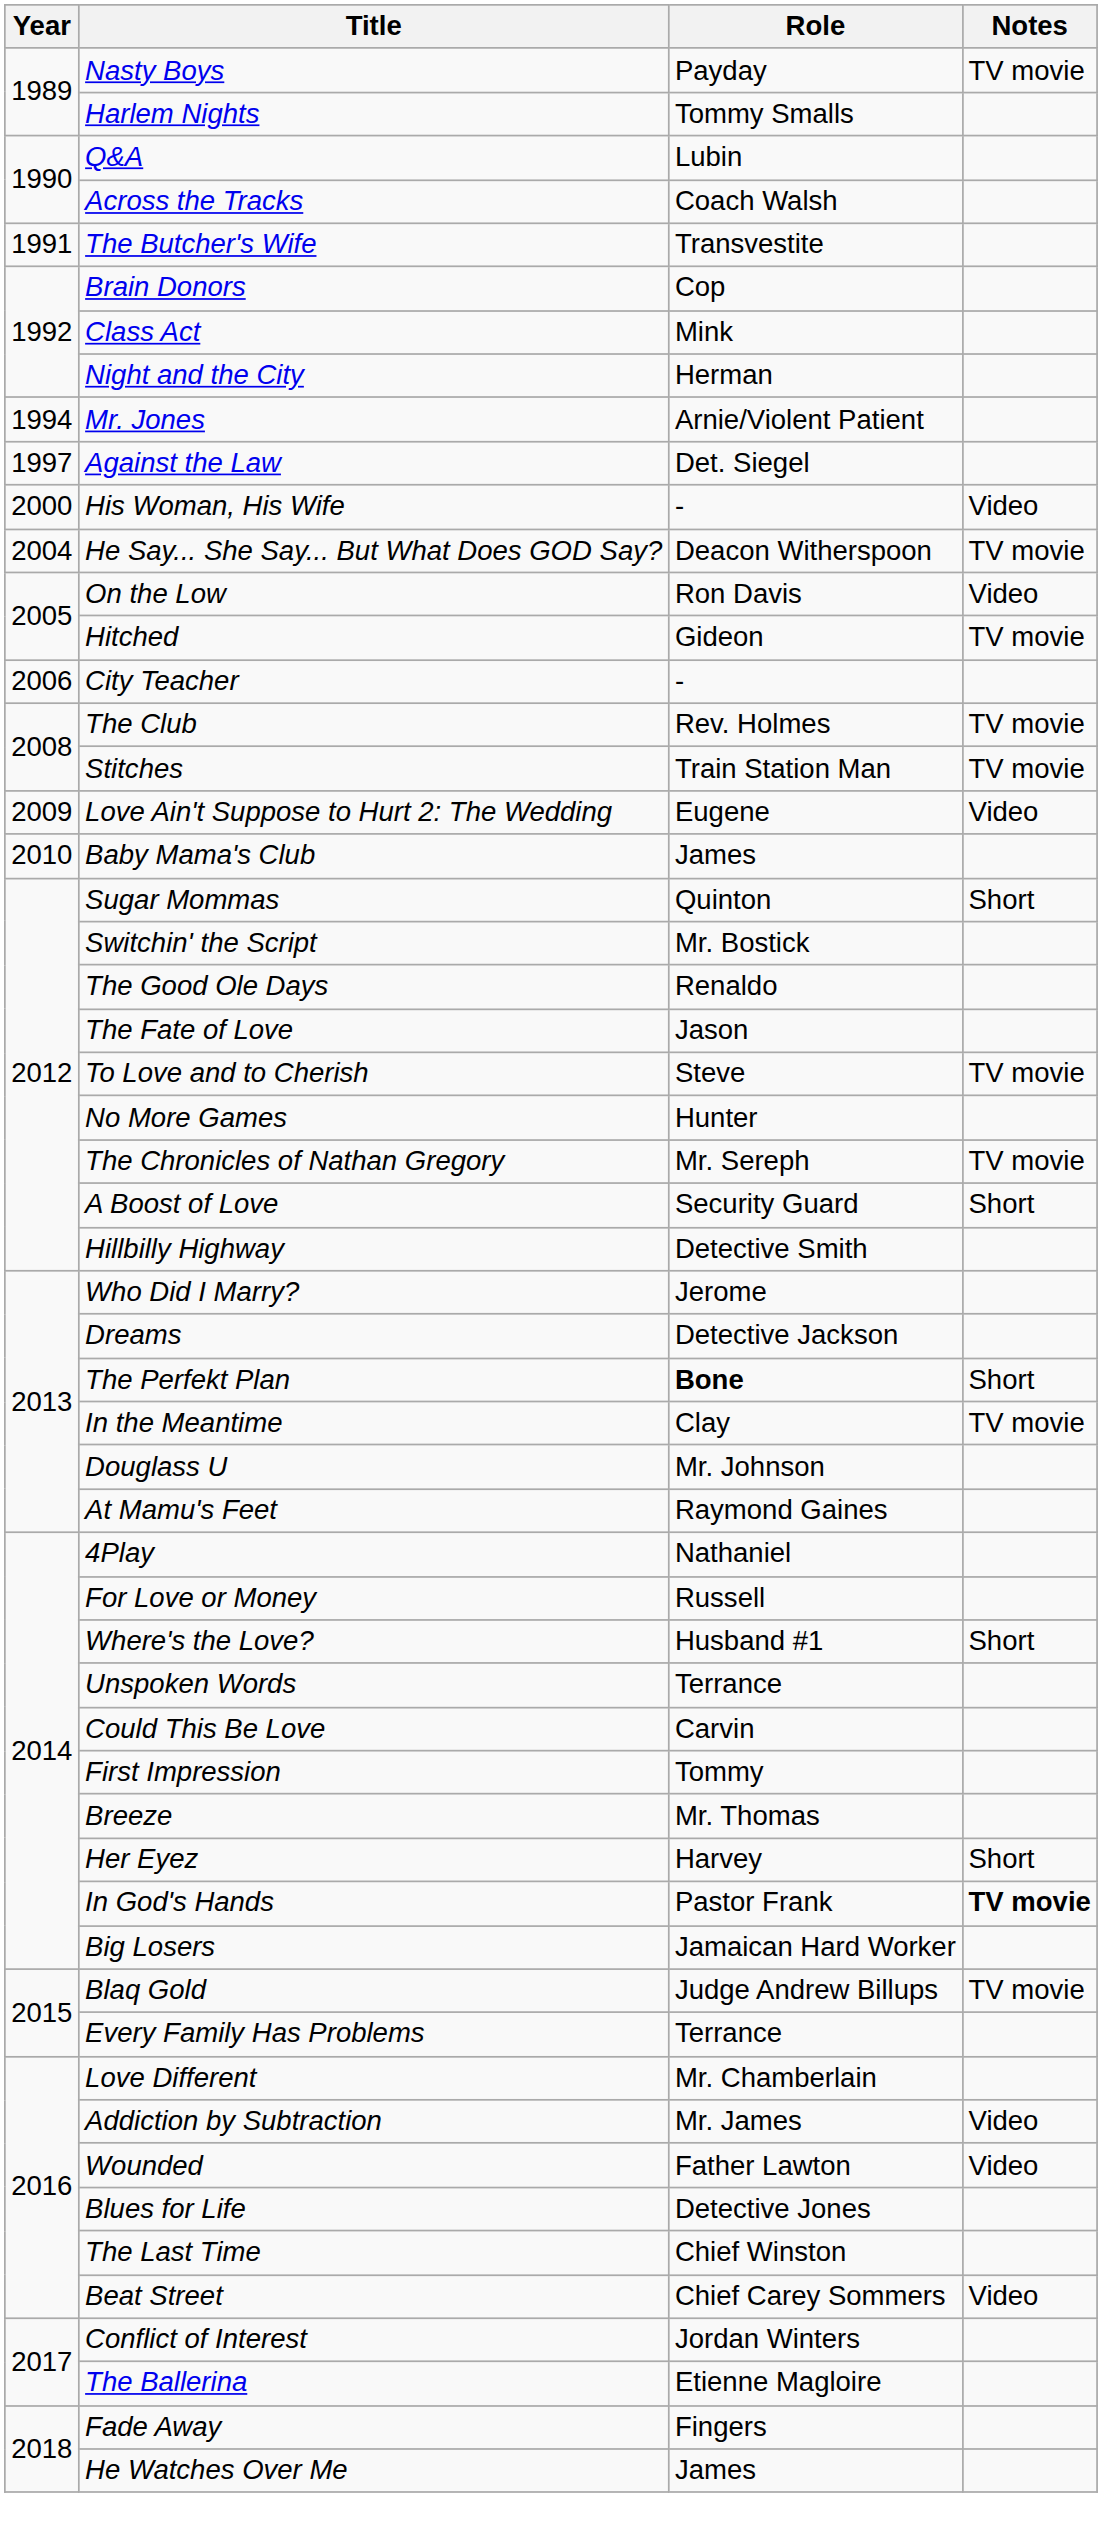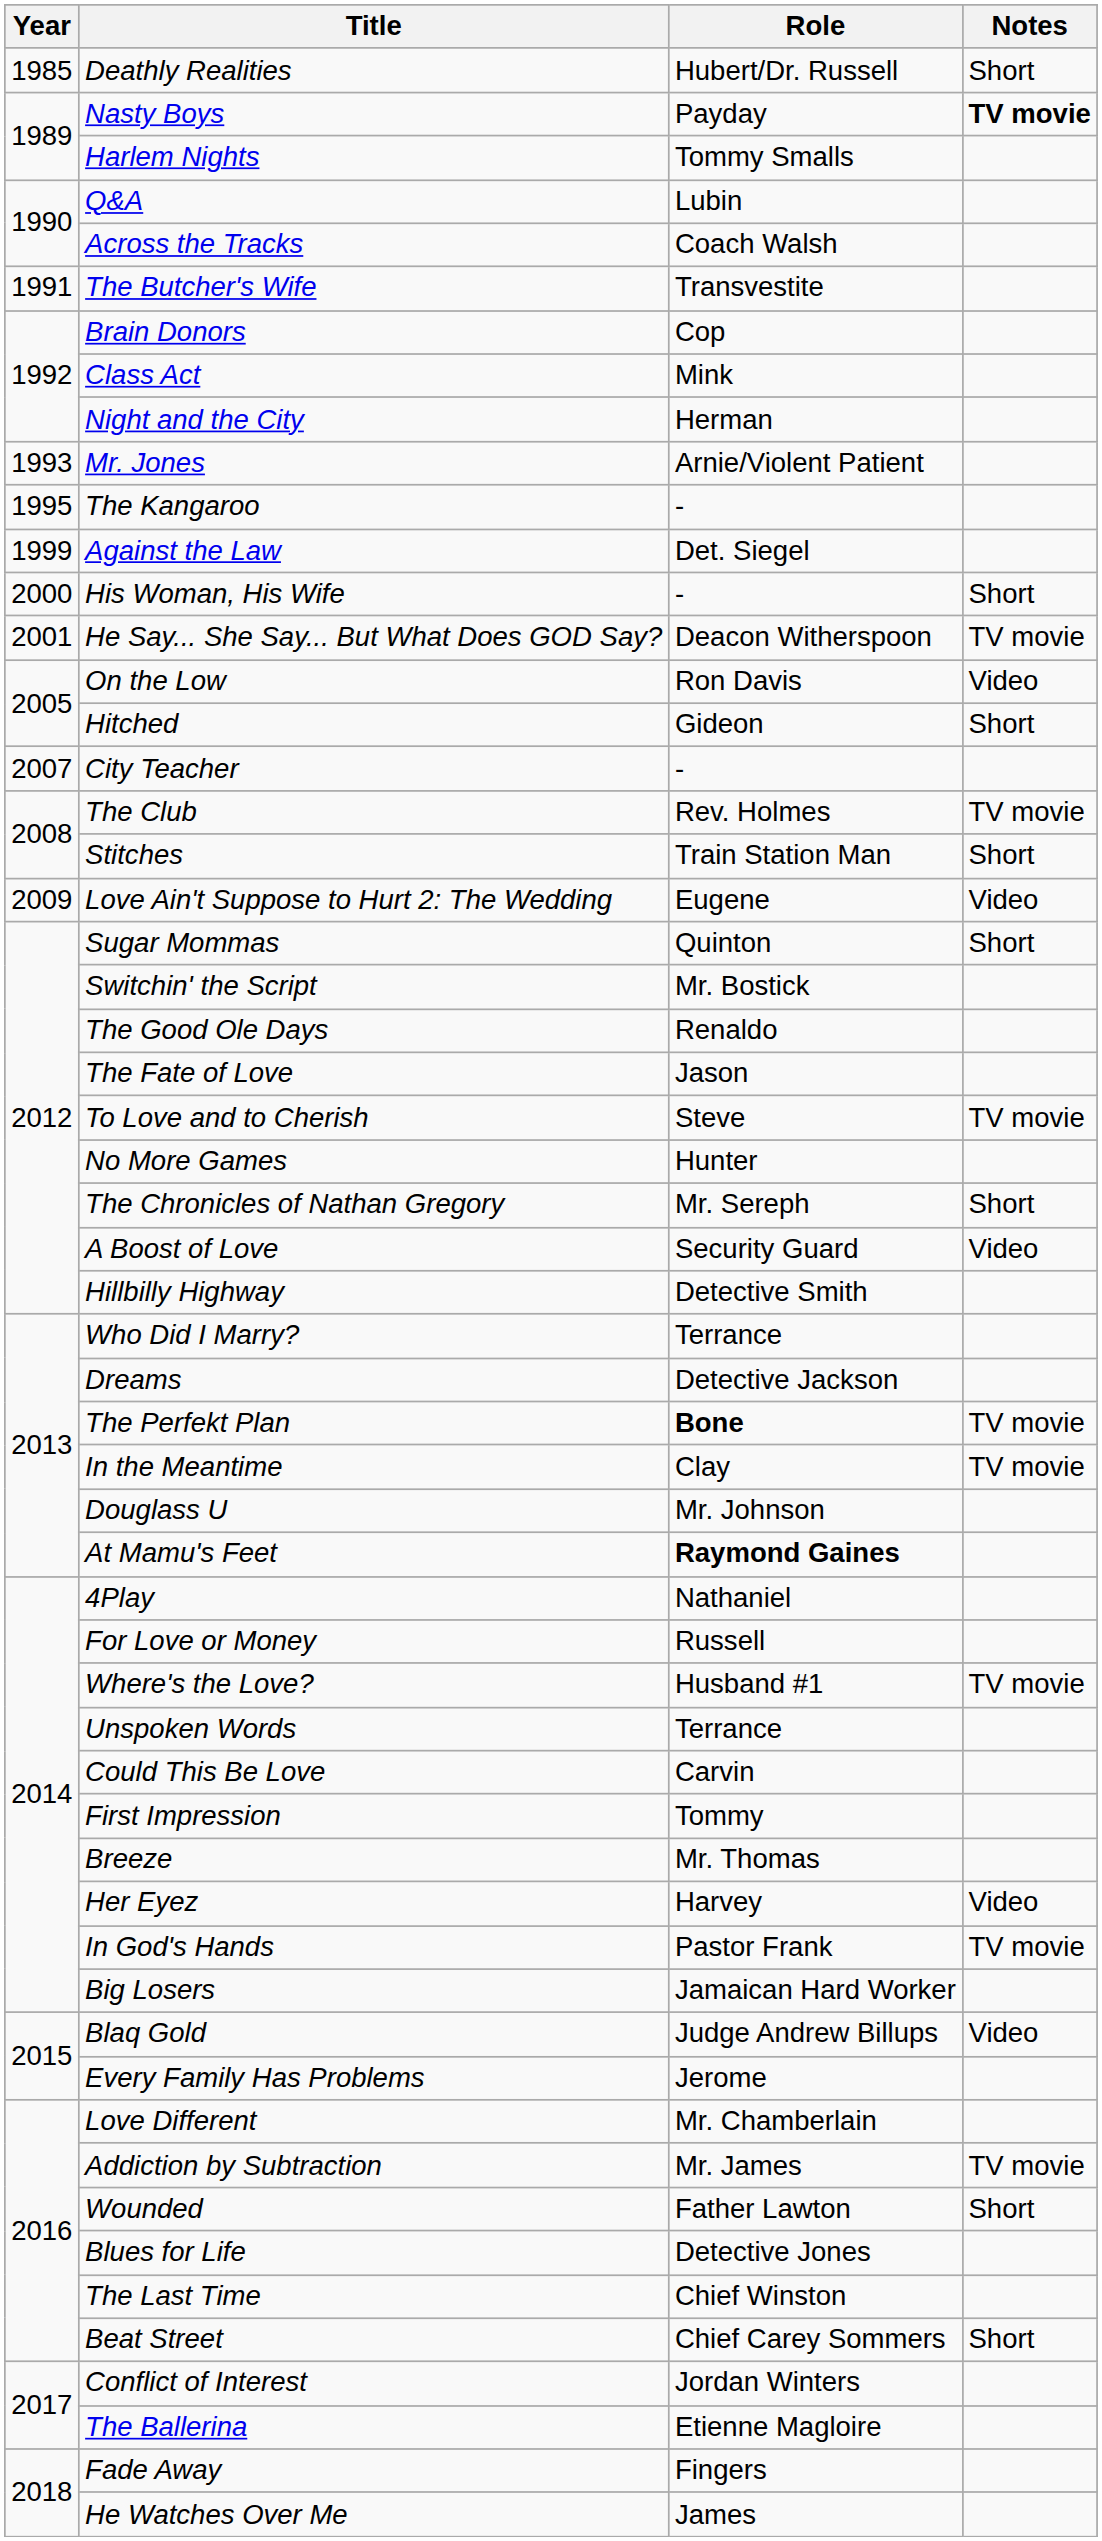+ row: (188, 69)
(1027, 69) normal -> (1030, 113) bold
(42, 419) 1994 -> (42, 462) 1993
+ row: (172, 506)
(42, 462) 1997 -> (42, 550) 1999
(1003, 506) Video -> (1001, 593) Short
(42, 550) 2004 -> (42, 637) 2001
(1027, 637) TV movie -> (1001, 724) Short
(42, 680) 2006 -> (42, 768) 2007
(1027, 768) TV movie -> (1001, 855) Short
- row: (200, 855)
(1027, 1161) TV movie -> (1001, 1204) Short
(1001, 1204) Short -> (1003, 1248) Video
(721, 1292) Jerome -> (728, 1335) Terrance
(1001, 1379) Short -> (1027, 1422) TV movie
(781, 1510) normal -> (787, 1553) bold
(1001, 1641) Short -> (1027, 1684) TV movie
(1001, 1859) Short -> (1003, 1903) Video
(1030, 1903) bold -> (1027, 1946) normal
(1027, 1990) TV movie -> (1003, 2033) Video
(728, 2033) Terrance -> (721, 2077) Jerome
(1003, 2121) Video -> (1027, 2164) TV movie
(1003, 2164) Video -> (1001, 2208) Short
(1003, 2295) Video -> (1001, 2339) Short
